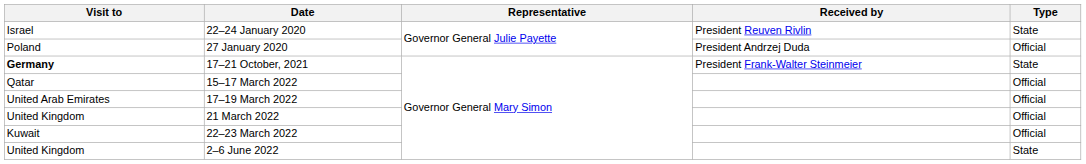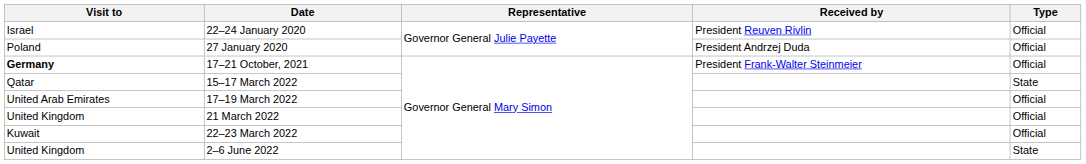(1025, 30) State -> (1029, 30) Official
(1025, 64) State -> (1029, 64) Official
(1029, 82) Official -> (1025, 82) State
